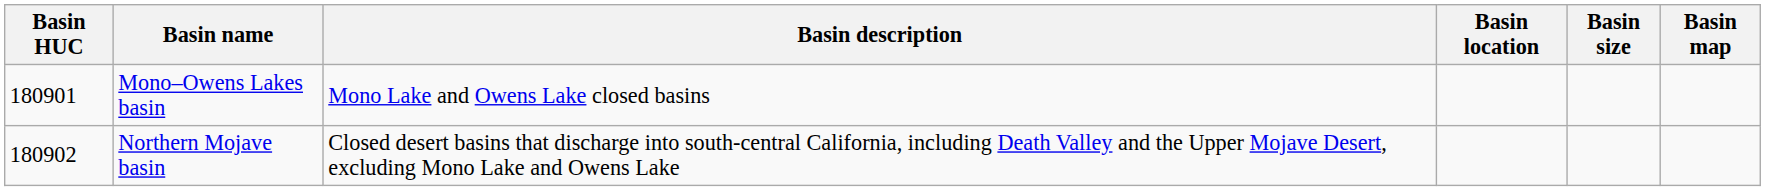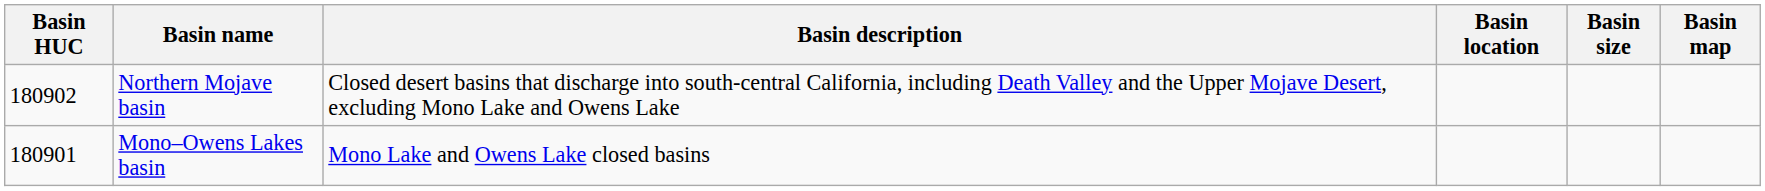rows swapped: (211, 94) <-> (195, 155)
